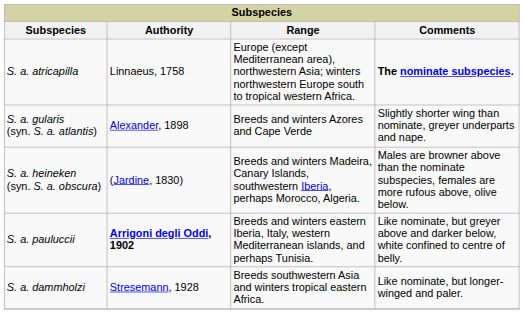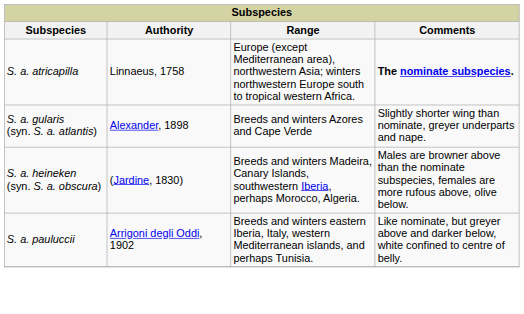(161, 240) bold -> (156, 240) normal
- row: (46, 288)
